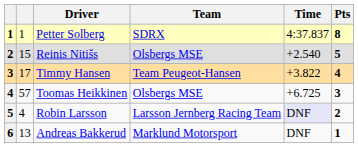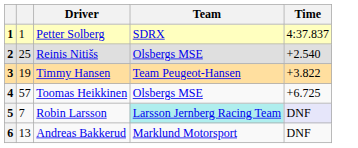- column: (343, 14)
(25, 54) 15 -> (25, 54) 25
(25, 73) 17 -> (25, 73) 19
(22, 113) 4 -> (22, 113) 7
(207, 113) no background -> (207, 113) paleturquoise background
